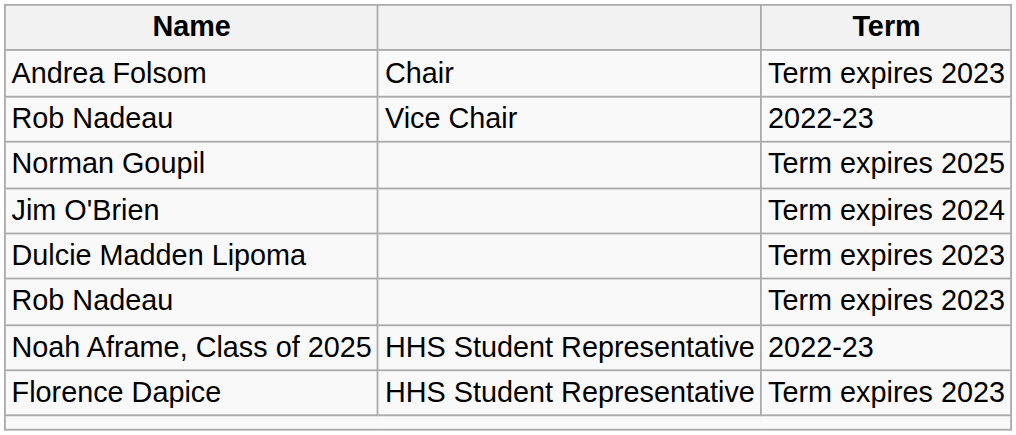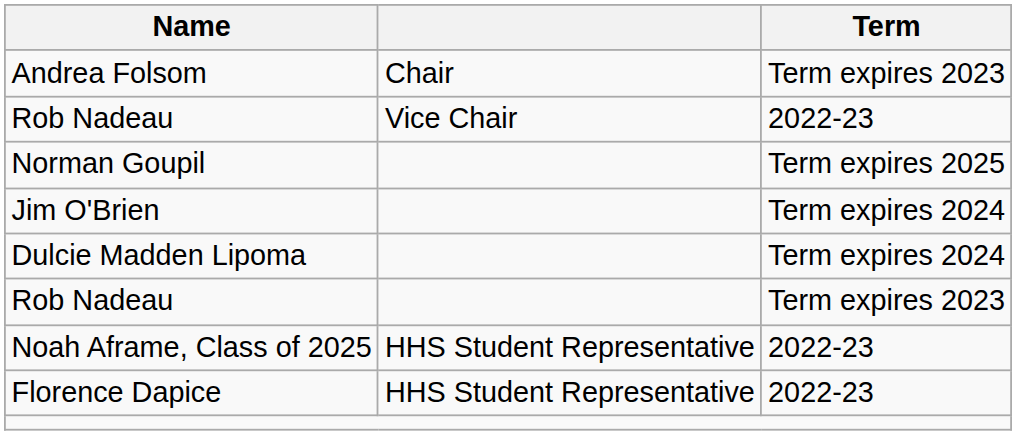(887, 255) Term expires 2023 -> (887, 255) Term expires 2024
(887, 392) Term expires 2023 -> (821, 392) 2022-23
